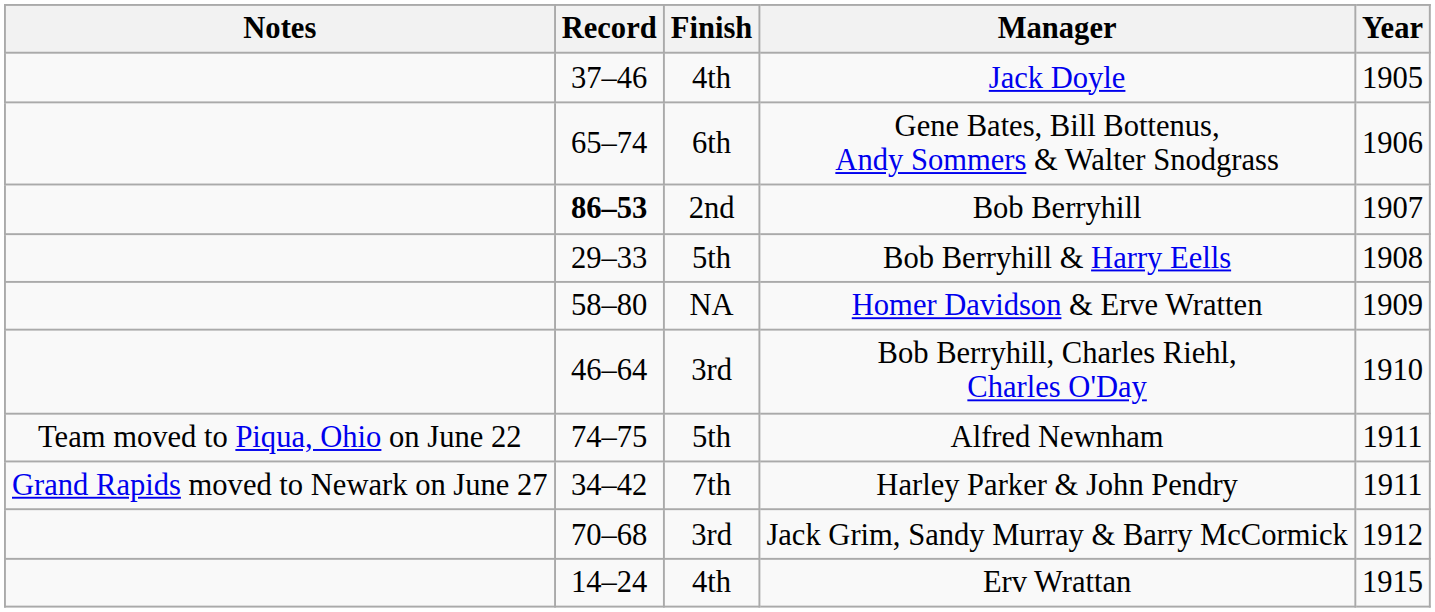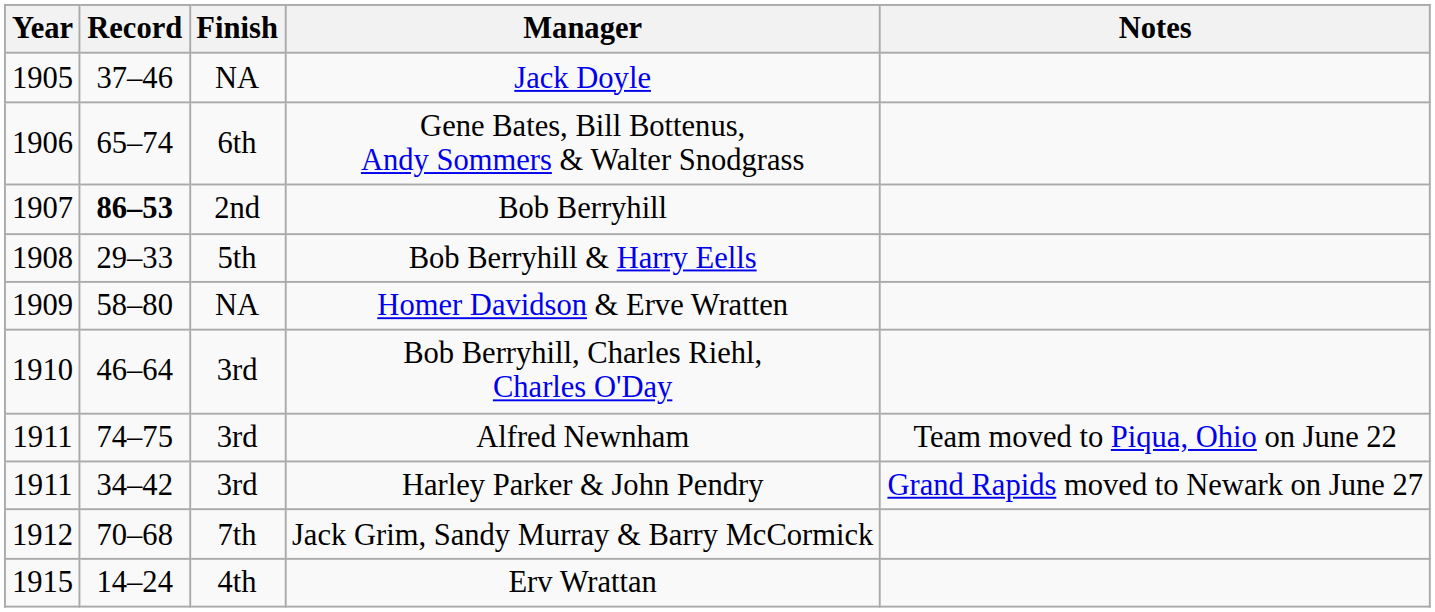columns swapped: (1392, 28) <-> (280, 28)
(712, 77) 4th -> (237, 77) NA
(712, 436) 5th -> (237, 436) 3rd
(712, 485) 7th -> (237, 485) 3rd
(712, 533) 3rd -> (237, 533) 7th
